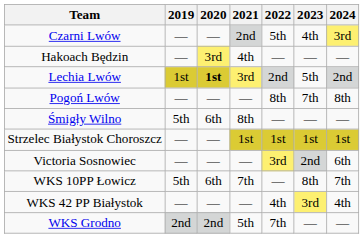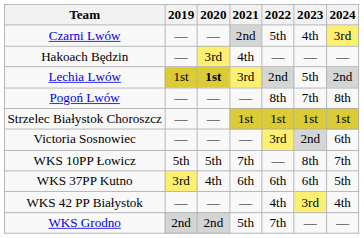- row: (85, 118)
(213, 181) 6th -> (213, 160) 5th
+ row: (85, 181)
